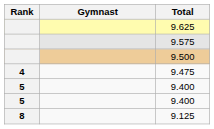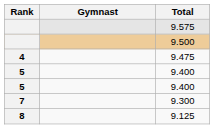- row: (22, 27)
+ row: (22, 101)
